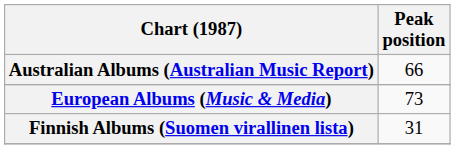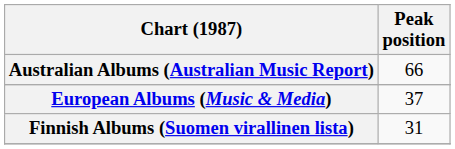(414, 98) 73 -> (414, 98) 37
